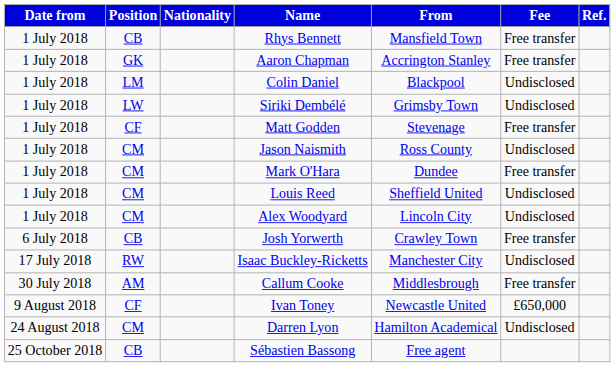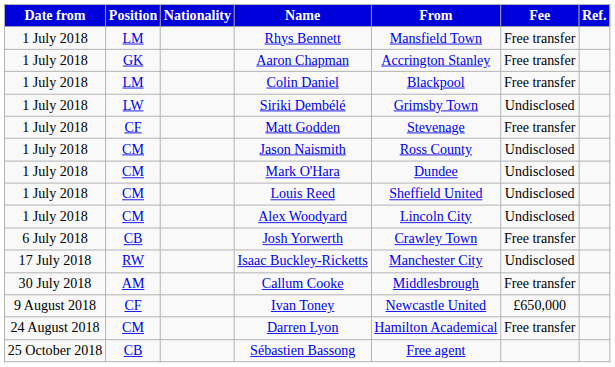(133, 37) CB -> (133, 37) LM
(540, 82) Undisclosed -> (540, 82) Free transfer
(540, 171) Free transfer -> (540, 171) Undisclosed
(540, 328) Undisclosed -> (540, 328) Free transfer
